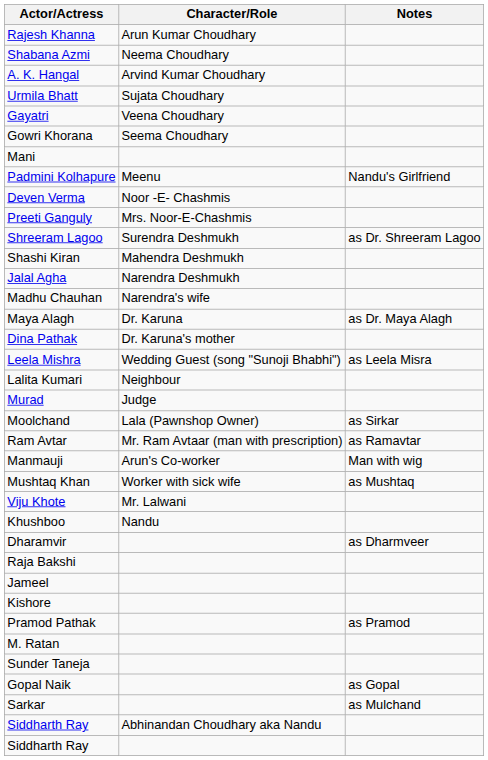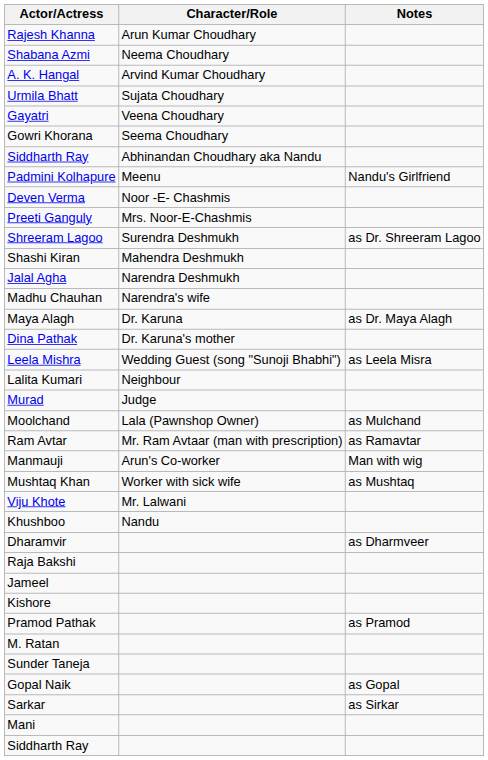rows swapped: (48, 725) <-> (21, 156)
(374, 420) as Sirkar -> (385, 420) as Mulchand
(385, 704) as Mulchand -> (374, 704) as Sirkar
